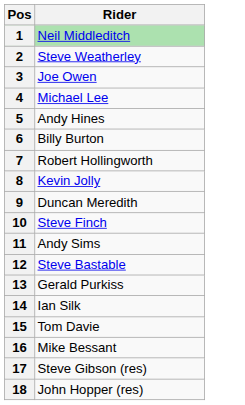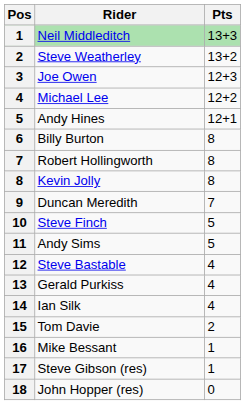+ column: (222, 14)
